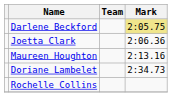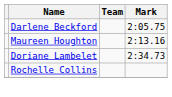(146, 26) khaki background -> (146, 26) no background
- row: (43, 41)
